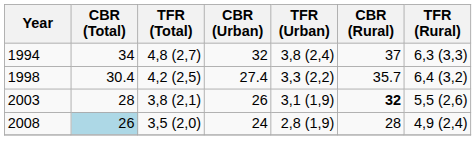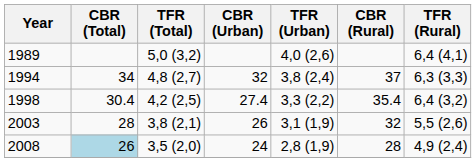+ row: (24, 54)
(387, 77) 35.7 -> (387, 100) 35.4
(393, 100) bold -> (393, 123) normal
